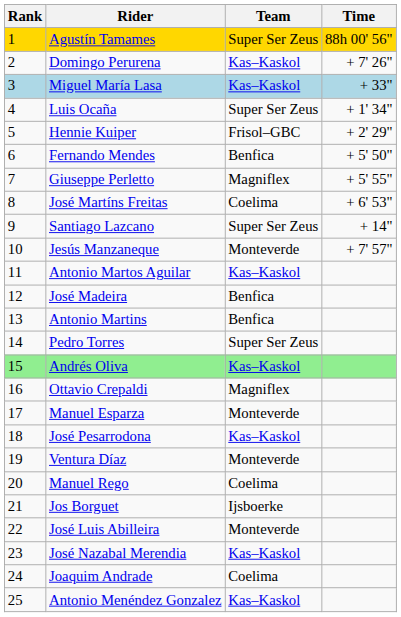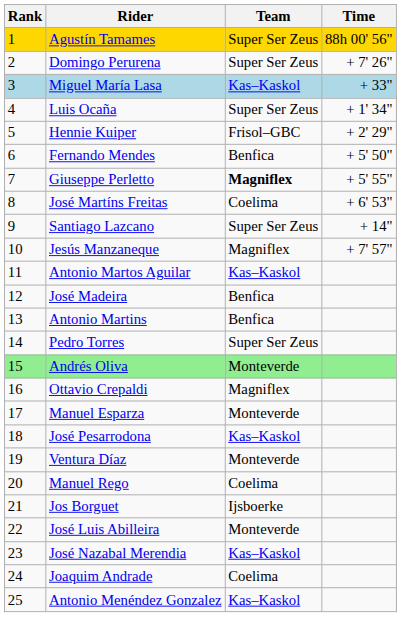(264, 62) Kas–Kaskol -> (273, 62) Super Ser Zeus
(259, 179) normal -> (260, 179) bold
(264, 249) Monteverde -> (259, 249) Magniflex
(264, 366) Kas–Kaskol -> (264, 366) Monteverde
